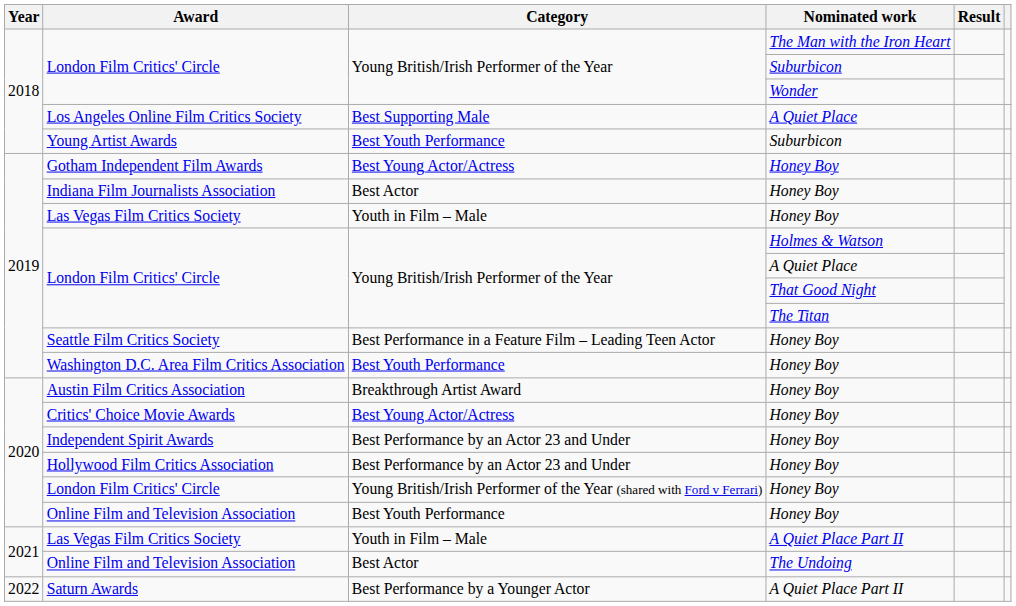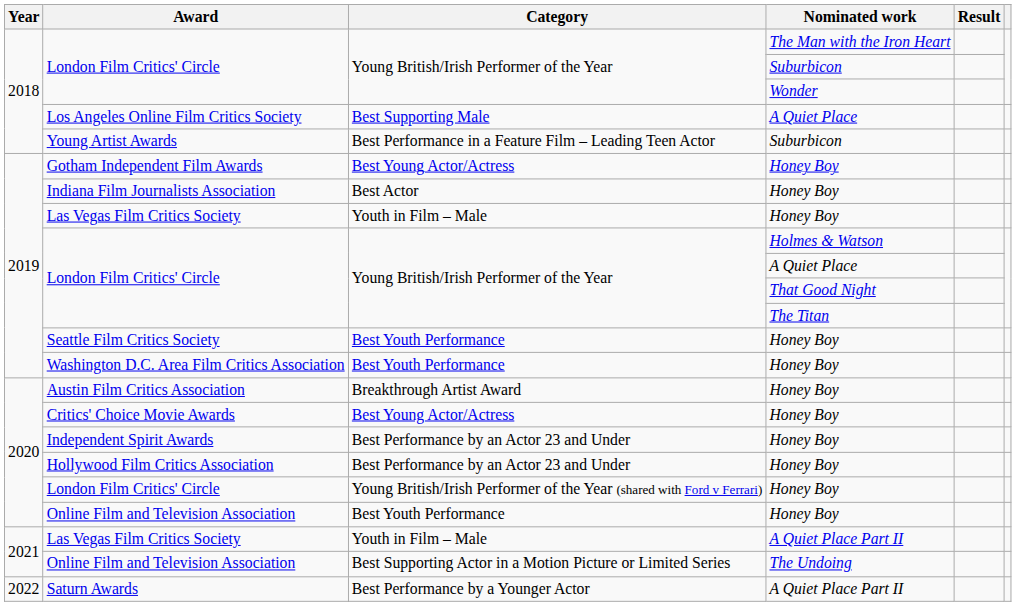(428, 141) Best Youth Performance -> (533, 141) Best Performance in a Feature Film – Leading Teen Actor
(533, 340) Best Performance in a Feature Film – Leading Teen Actor -> (428, 340) Best Youth Performance
(385, 564) Best Actor -> (541, 564) Best Supporting Actor in a Motion Picture or Limited Series
